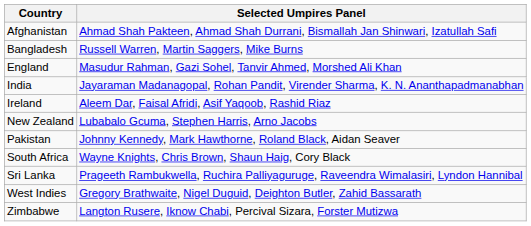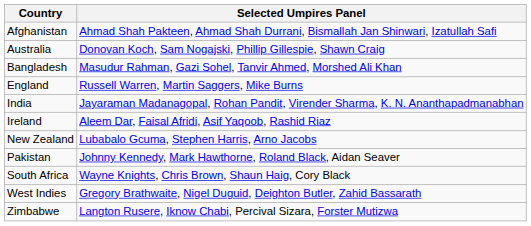+ row: (29, 49)
(191, 49) Russell Warren, Martin Saggers, Mike Burns -> (240, 67) Masudur Rahman, Gazi Sohel, Tanvir Ahmed, Morshed Ali Khan
(240, 67) Masudur Rahman, Gazi Sohel, Tanvir Ahmed, Morshed Ali Khan -> (191, 85) Russell Warren, Martin Saggers, Mike Burns
- row: (31, 175)
